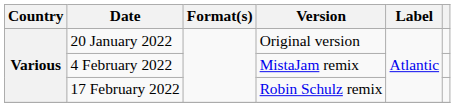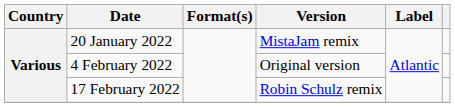(310, 41) Original version -> (309, 41) MistaJam remix
(309, 65) MistaJam remix -> (310, 65) Original version
